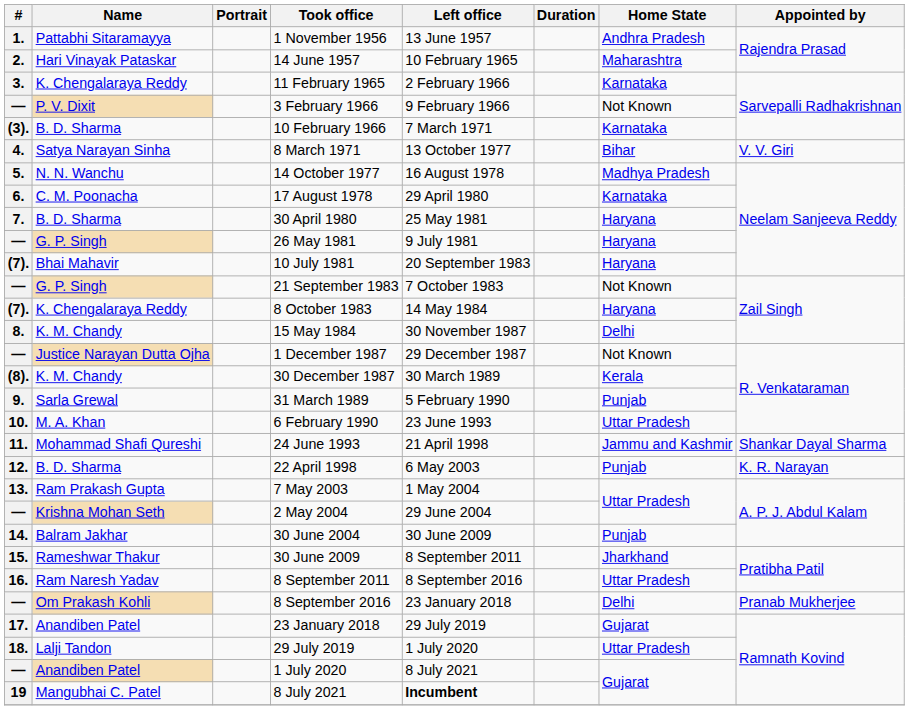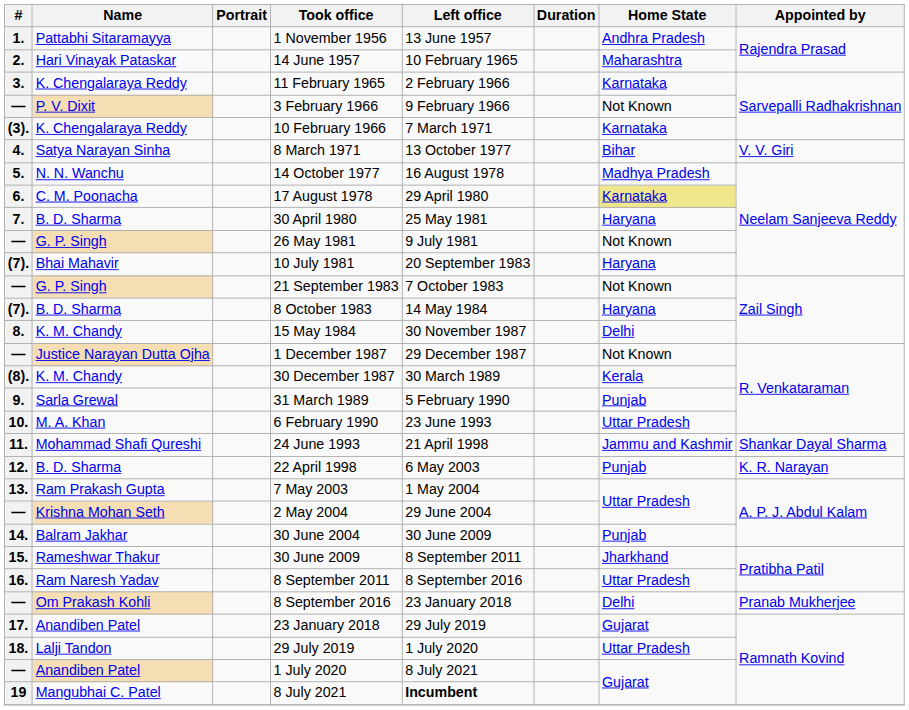(78, 128) B. D. Sharma -> (111, 128) K. Chengalaraya Reddy
(634, 196) no background -> (634, 196) khaki background
(629, 241) Haryana -> (637, 241) Not Known
(111, 309) K. Chengalaraya Reddy -> (78, 309) B. D. Sharma
